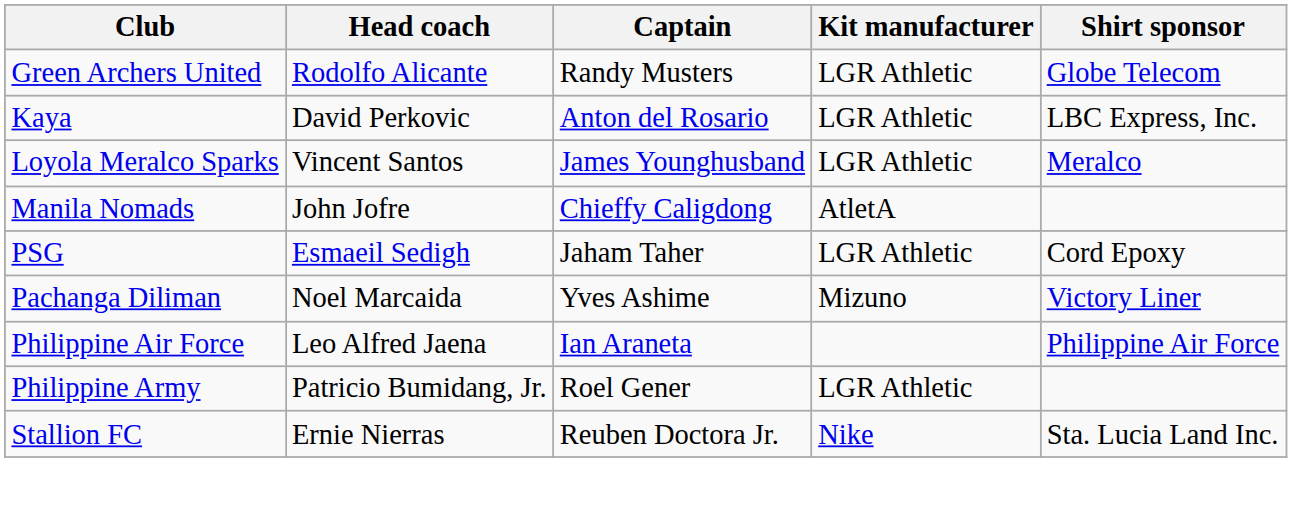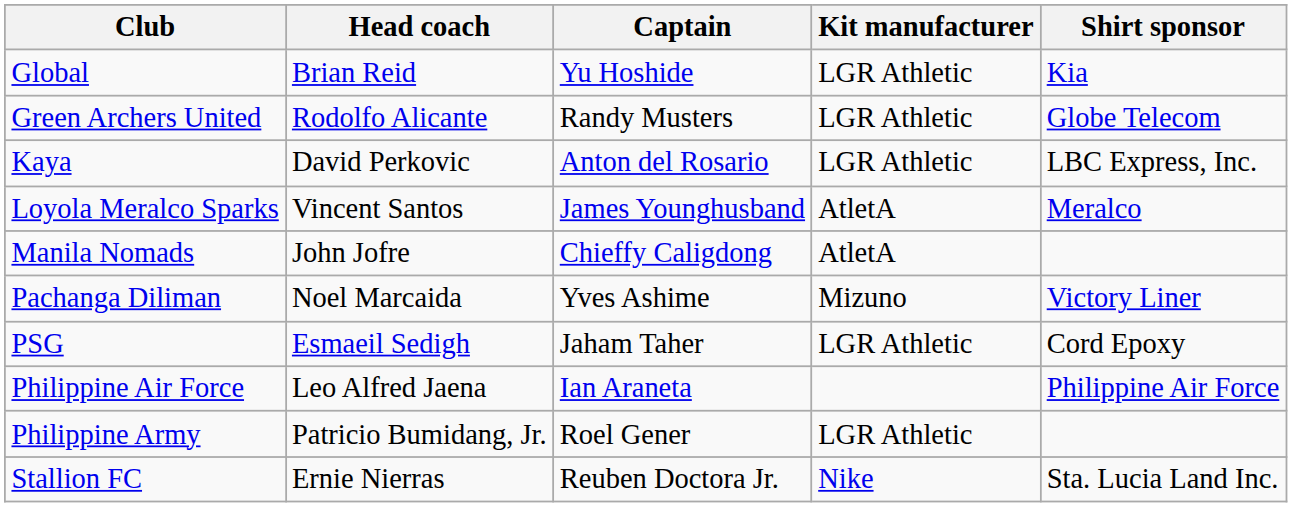+ row: (50, 72)
(895, 162) LGR Athletic -> (857, 207) AtletA
rows swapped: (116, 298) <-> (38, 252)
